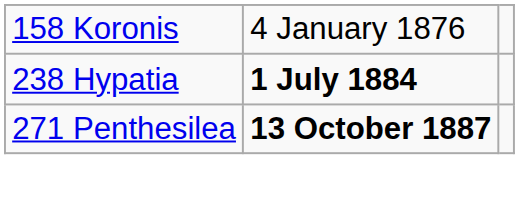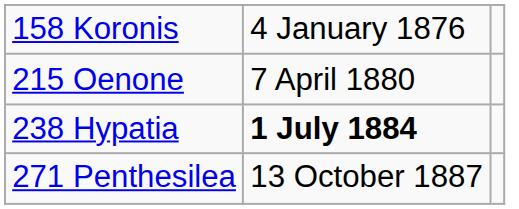+ row: (98, 78)
(371, 128) bold -> (367, 177) normal
